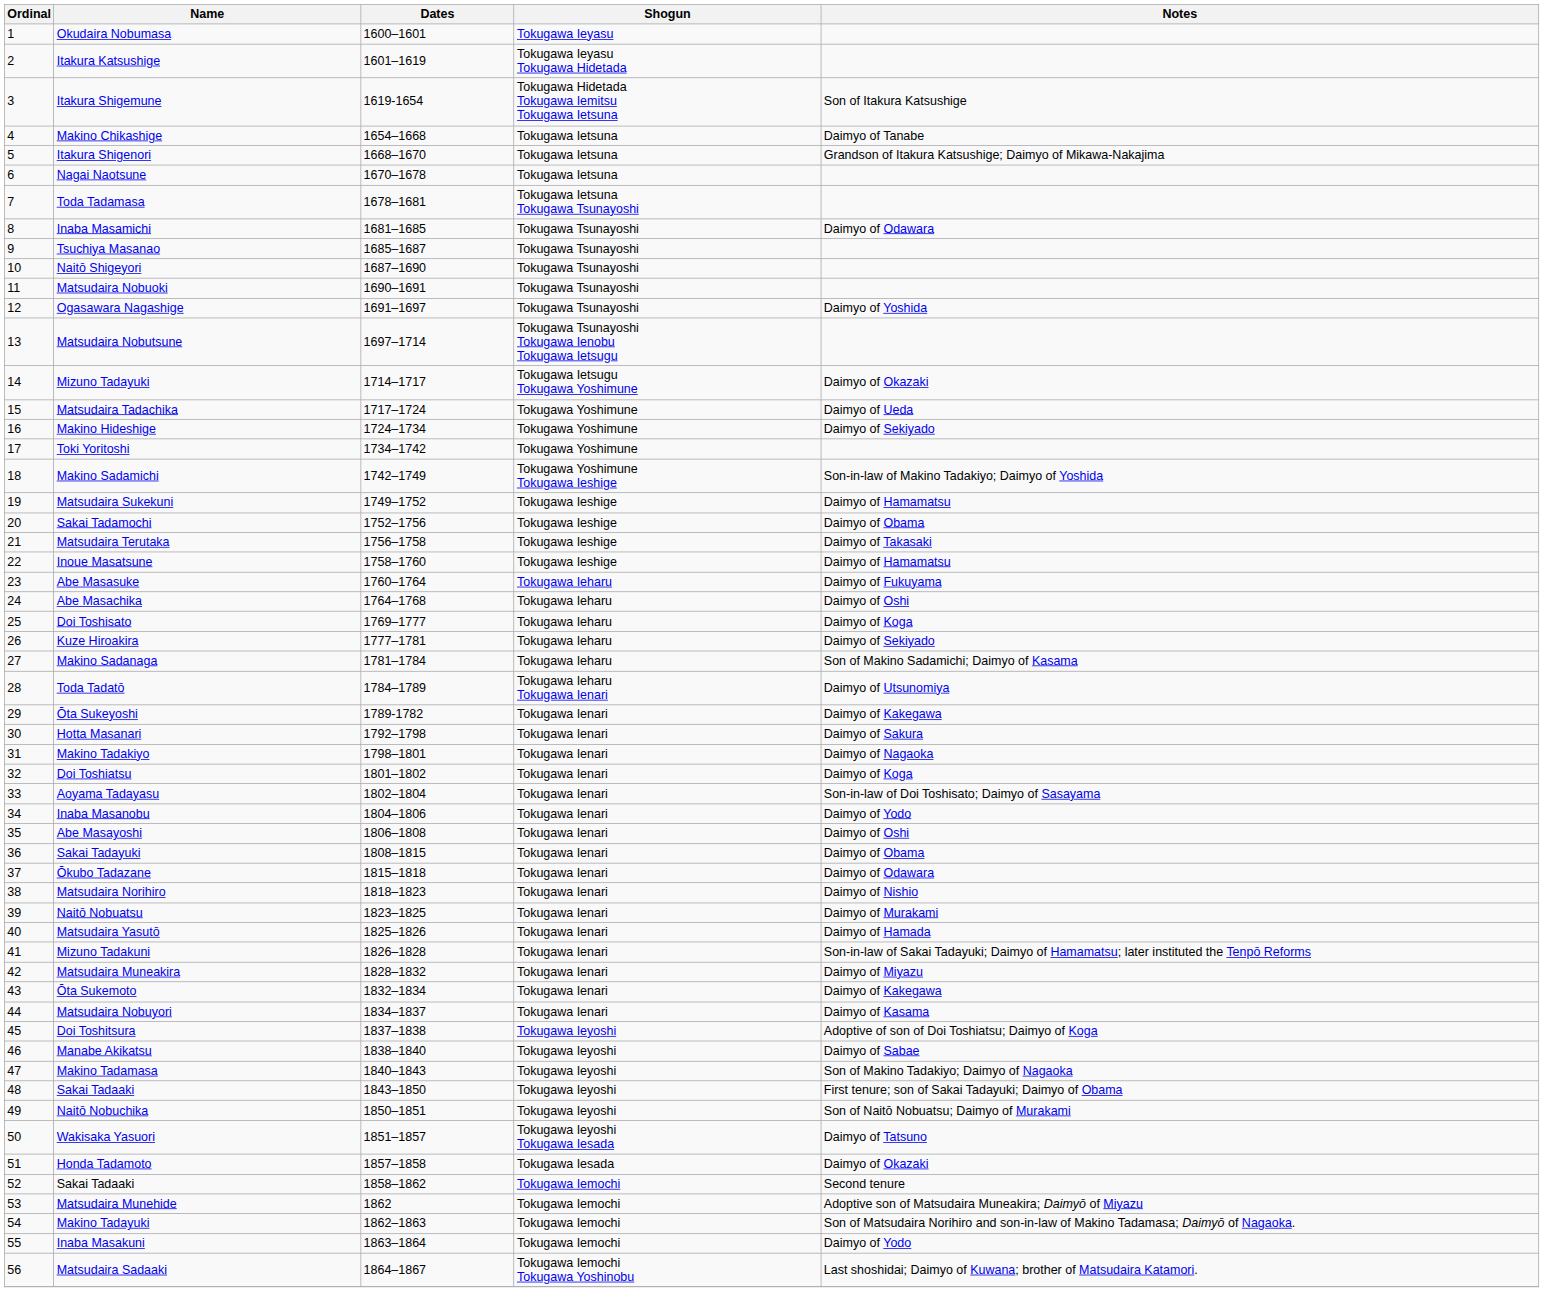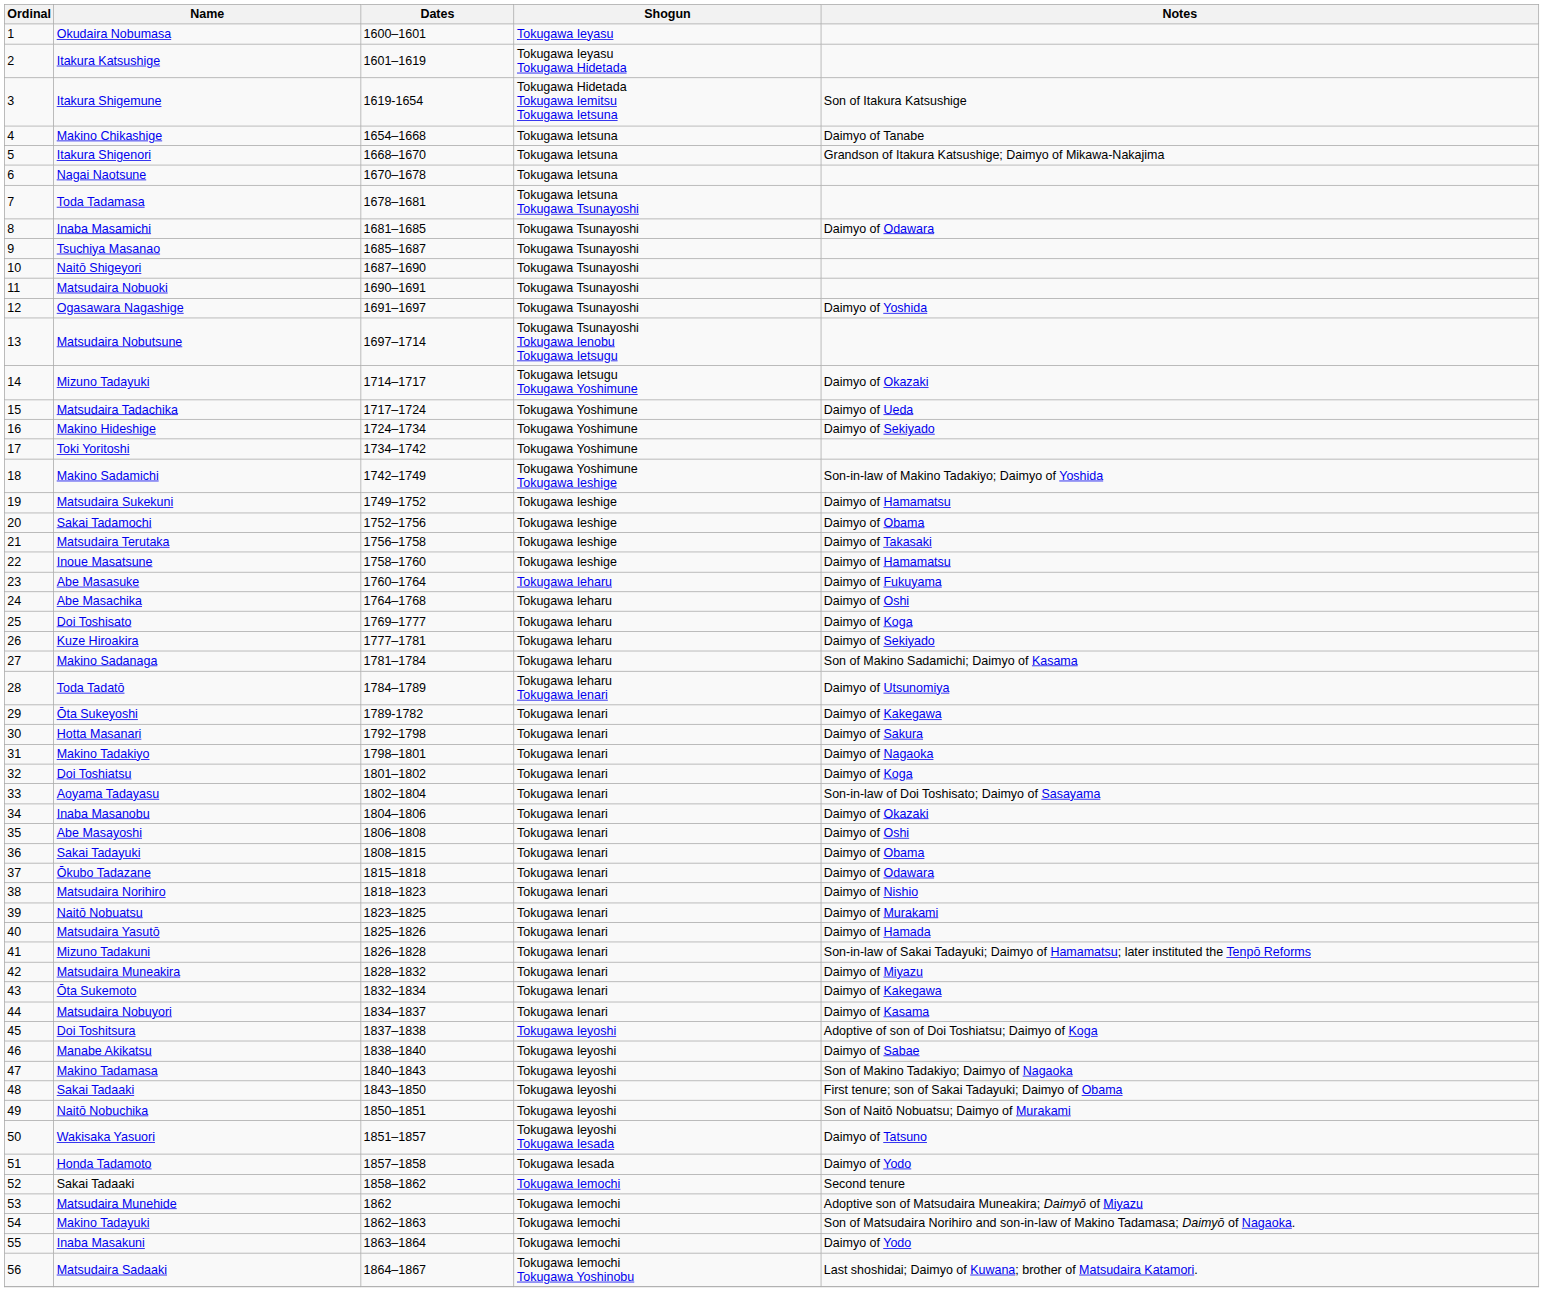(868, 813) Daimyo of Yodo -> (876, 813) Daimyo of Okazaki
(876, 1164) Daimyo of Okazaki -> (868, 1164) Daimyo of Yodo
